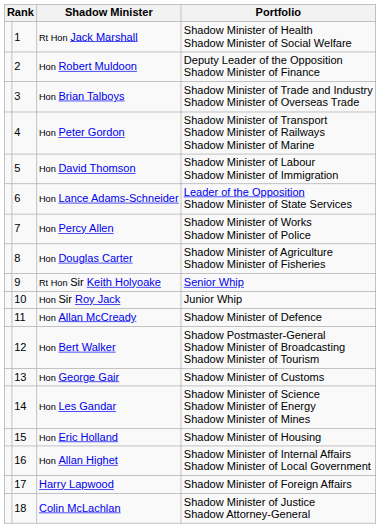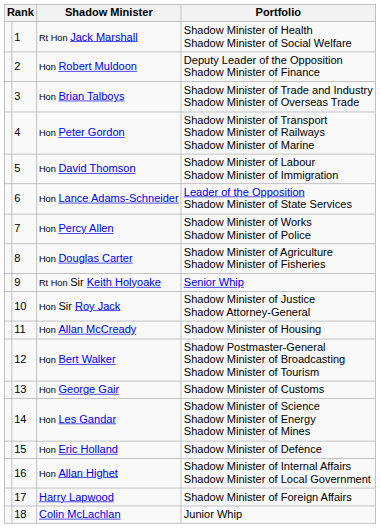(213, 300) Junior Whip -> (249, 306) Shadow Minister of Justice Shadow Attorney-General
(253, 317) Shadow Minister of Defence -> (253, 330) Shadow Minister of Housing
(253, 437) Shadow Minister of Housing -> (253, 449) Shadow Minister of Defence
(249, 508) Shadow Minister of Justice Shadow Attorney-General -> (213, 514) Junior Whip
